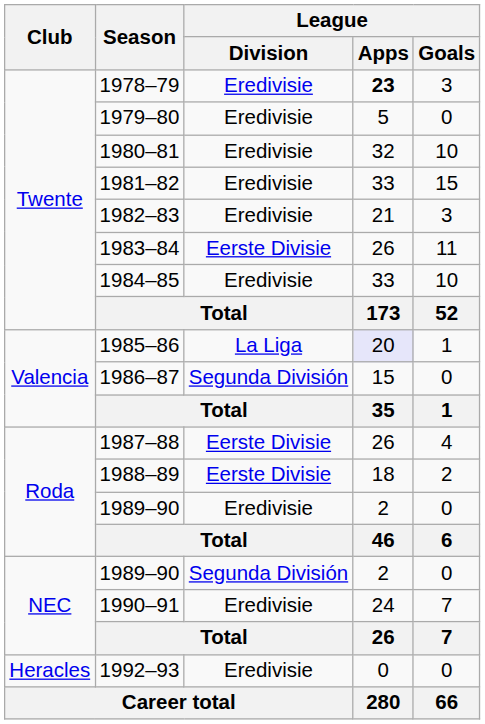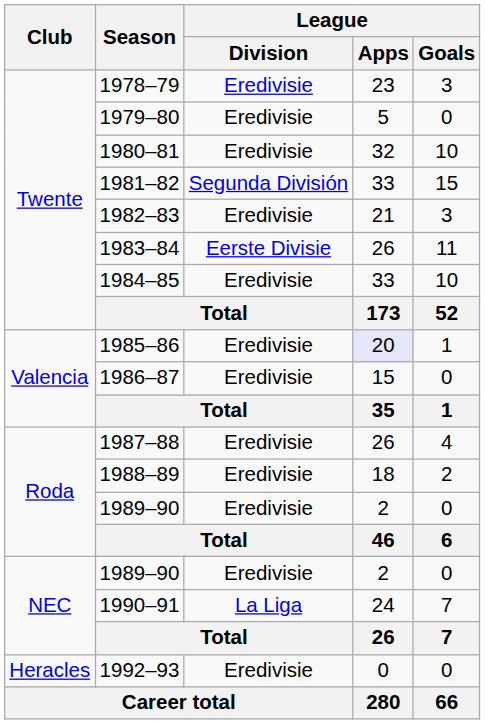(383, 85) bold -> (383, 85) normal
(268, 183) Eredivisie -> (269, 183) Segunda División
(268, 345) La Liga -> (268, 345) Eredivisie
(269, 378) Segunda División -> (268, 378) Eredivisie
(268, 442) Eerste Divisie -> (268, 442) Eredivisie
(268, 475) Eerste Divisie -> (268, 475) Eredivisie
(269, 572) Segunda División -> (268, 572) Eredivisie
(268, 605) Eredivisie -> (268, 605) La Liga
